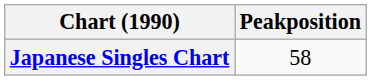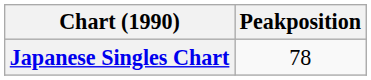(300, 57) 58 -> (300, 57) 78
